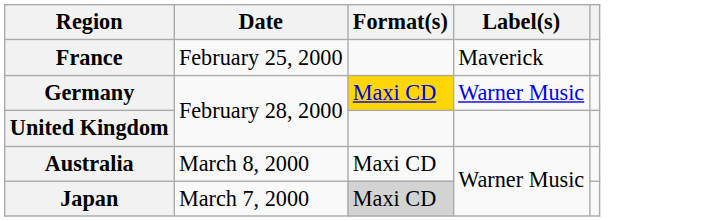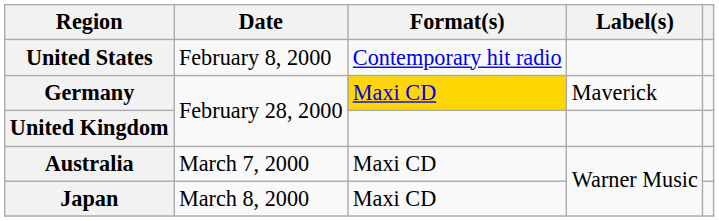+ row: (89, 57)
- row: (89, 57)
(521, 92) Warner Music -> (614, 92) Maverick
(244, 163) March 8, 2000 -> (244, 163) March 7, 2000
(244, 198) March 7, 2000 -> (244, 198) March 8, 2000
(395, 198) lightgrey background -> (395, 198) no background
